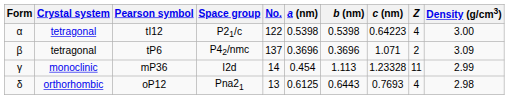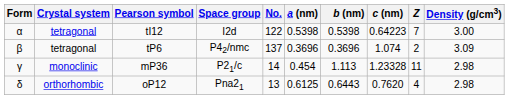(229, 32) P21/c -> (229, 31) I2d
(416, 32) 4 -> (416, 31) 7
(388, 50) 1.071 -> (388, 48) 1.074
(229, 68) I2d -> (229, 67) P21/c
(464, 68) 2.99 -> (464, 67) 2.98
(388, 85) 0.7693 -> (388, 85) 0.7620
